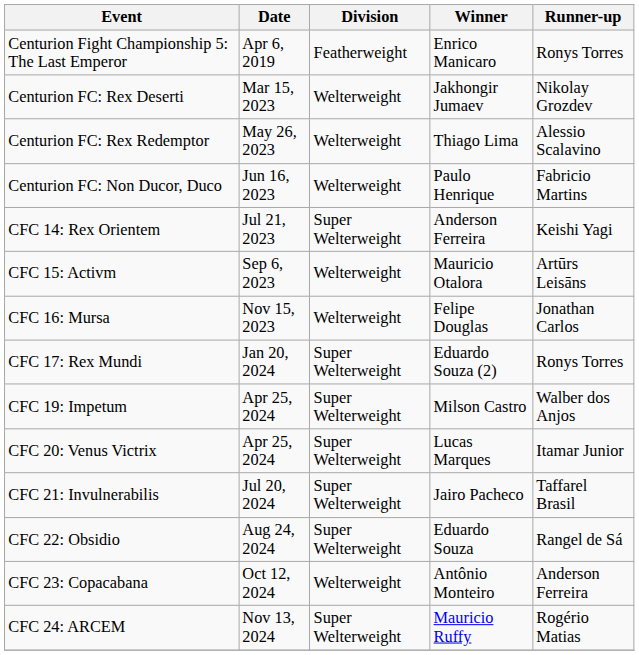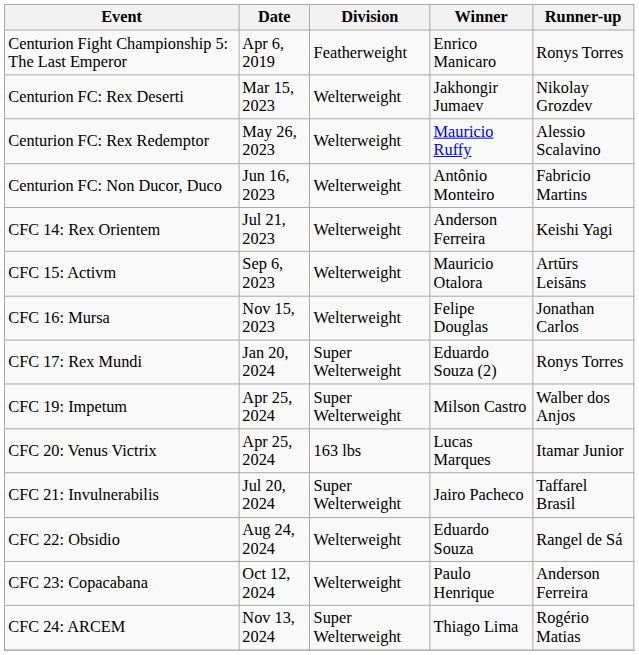(476, 140) Thiago Lima -> (464, 140) Mauricio Ruffy
(464, 185) Paulo Henrique -> (464, 185) Antônio Monteiro
(357, 229) Super Welterweight -> (357, 229) Welterweight
(357, 450) Super Welterweight -> (337, 450) 163 lbs
(357, 539) Super Welterweight -> (357, 539) Welterweight
(464, 583) Antônio Monteiro -> (464, 583) Paulo Henrique
(464, 627) Mauricio Ruffy -> (476, 627) Thiago Lima
